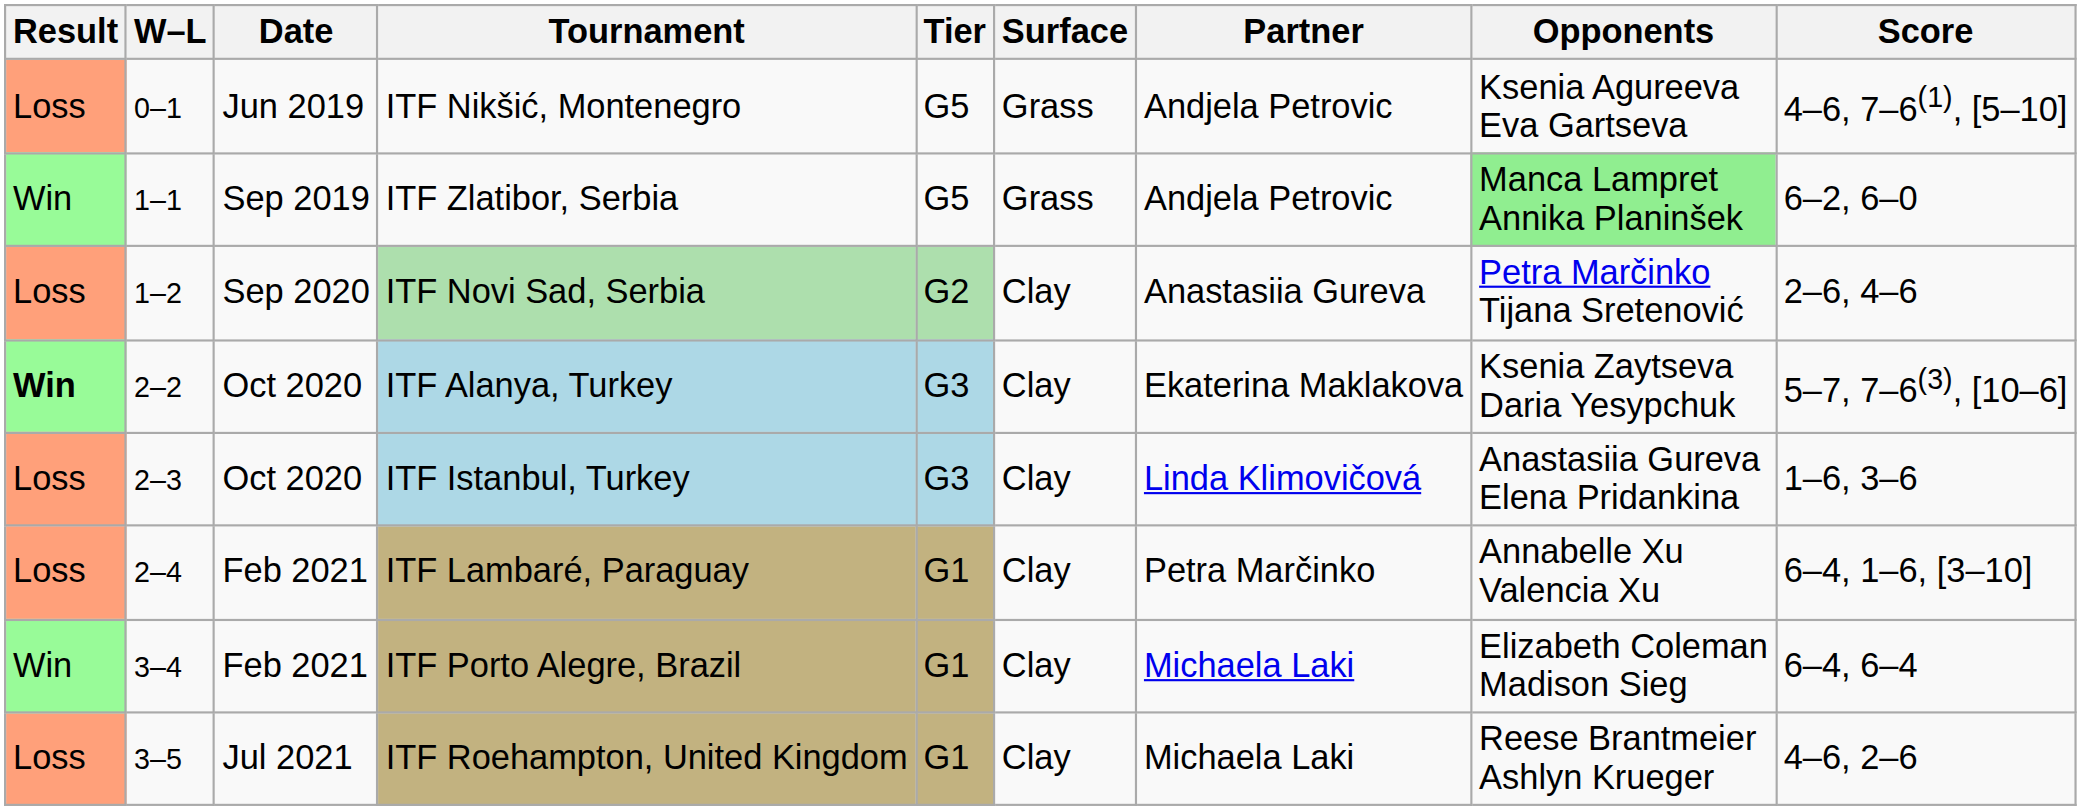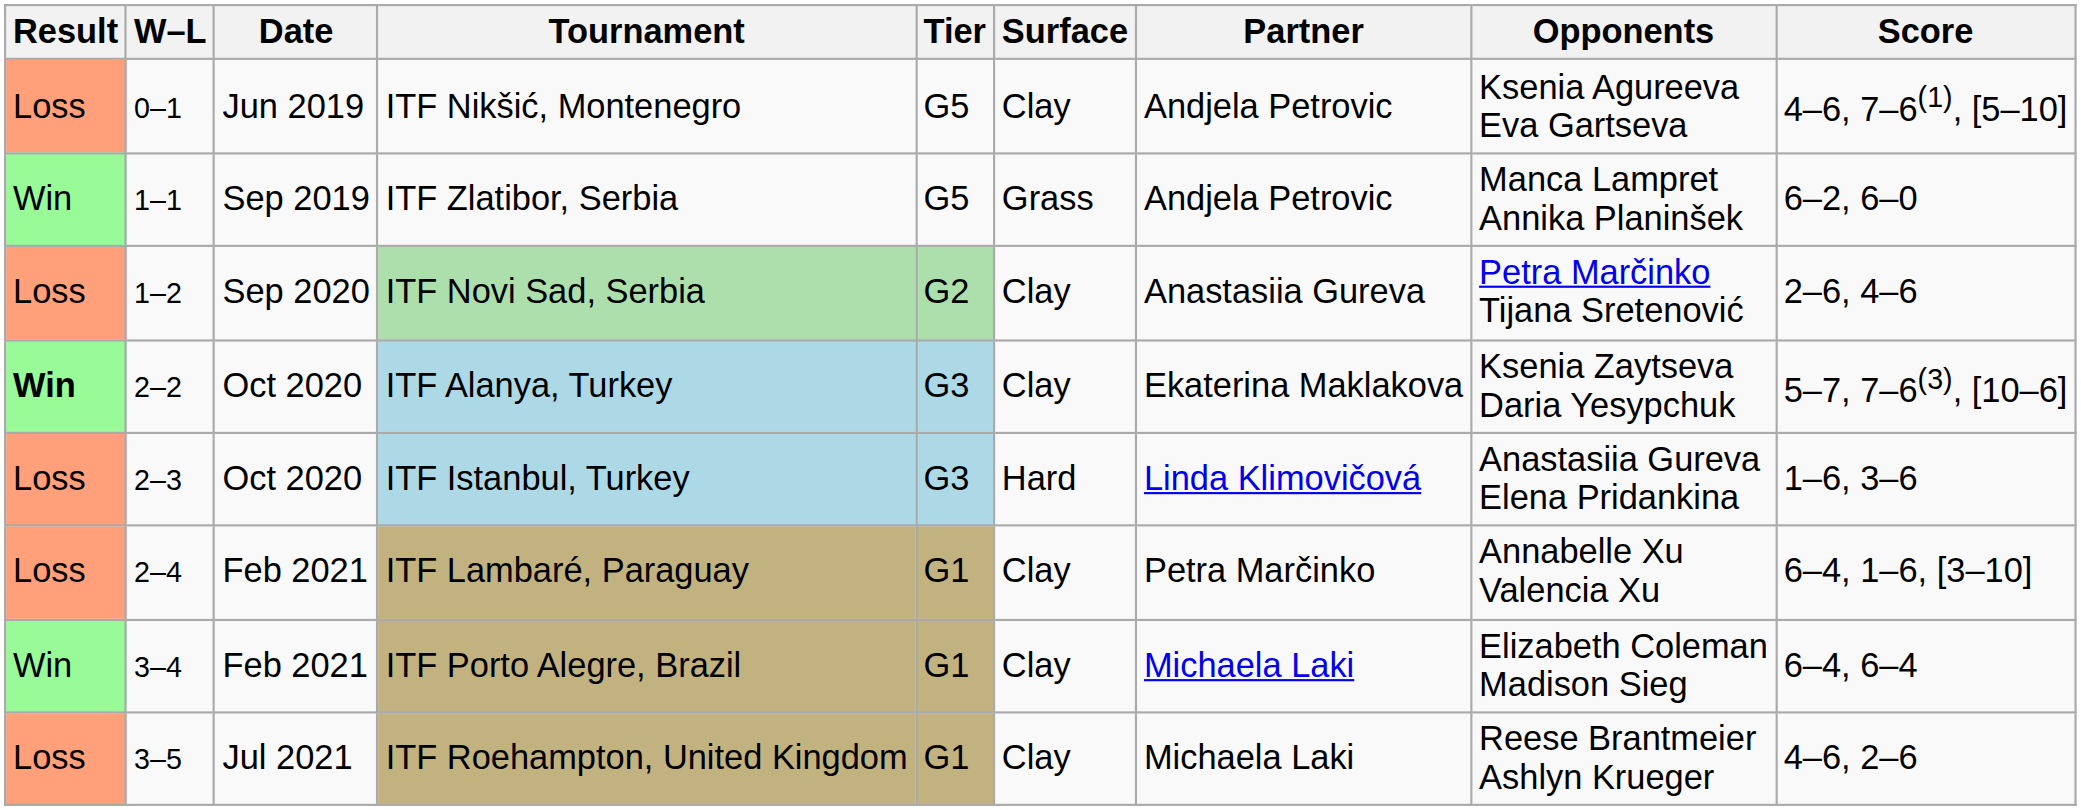(1048, 105) Grass -> (1036, 105) Clay
(1611, 198) lightgreen background -> (1611, 198) no background
(1036, 478) Clay -> (1039, 478) Hard
